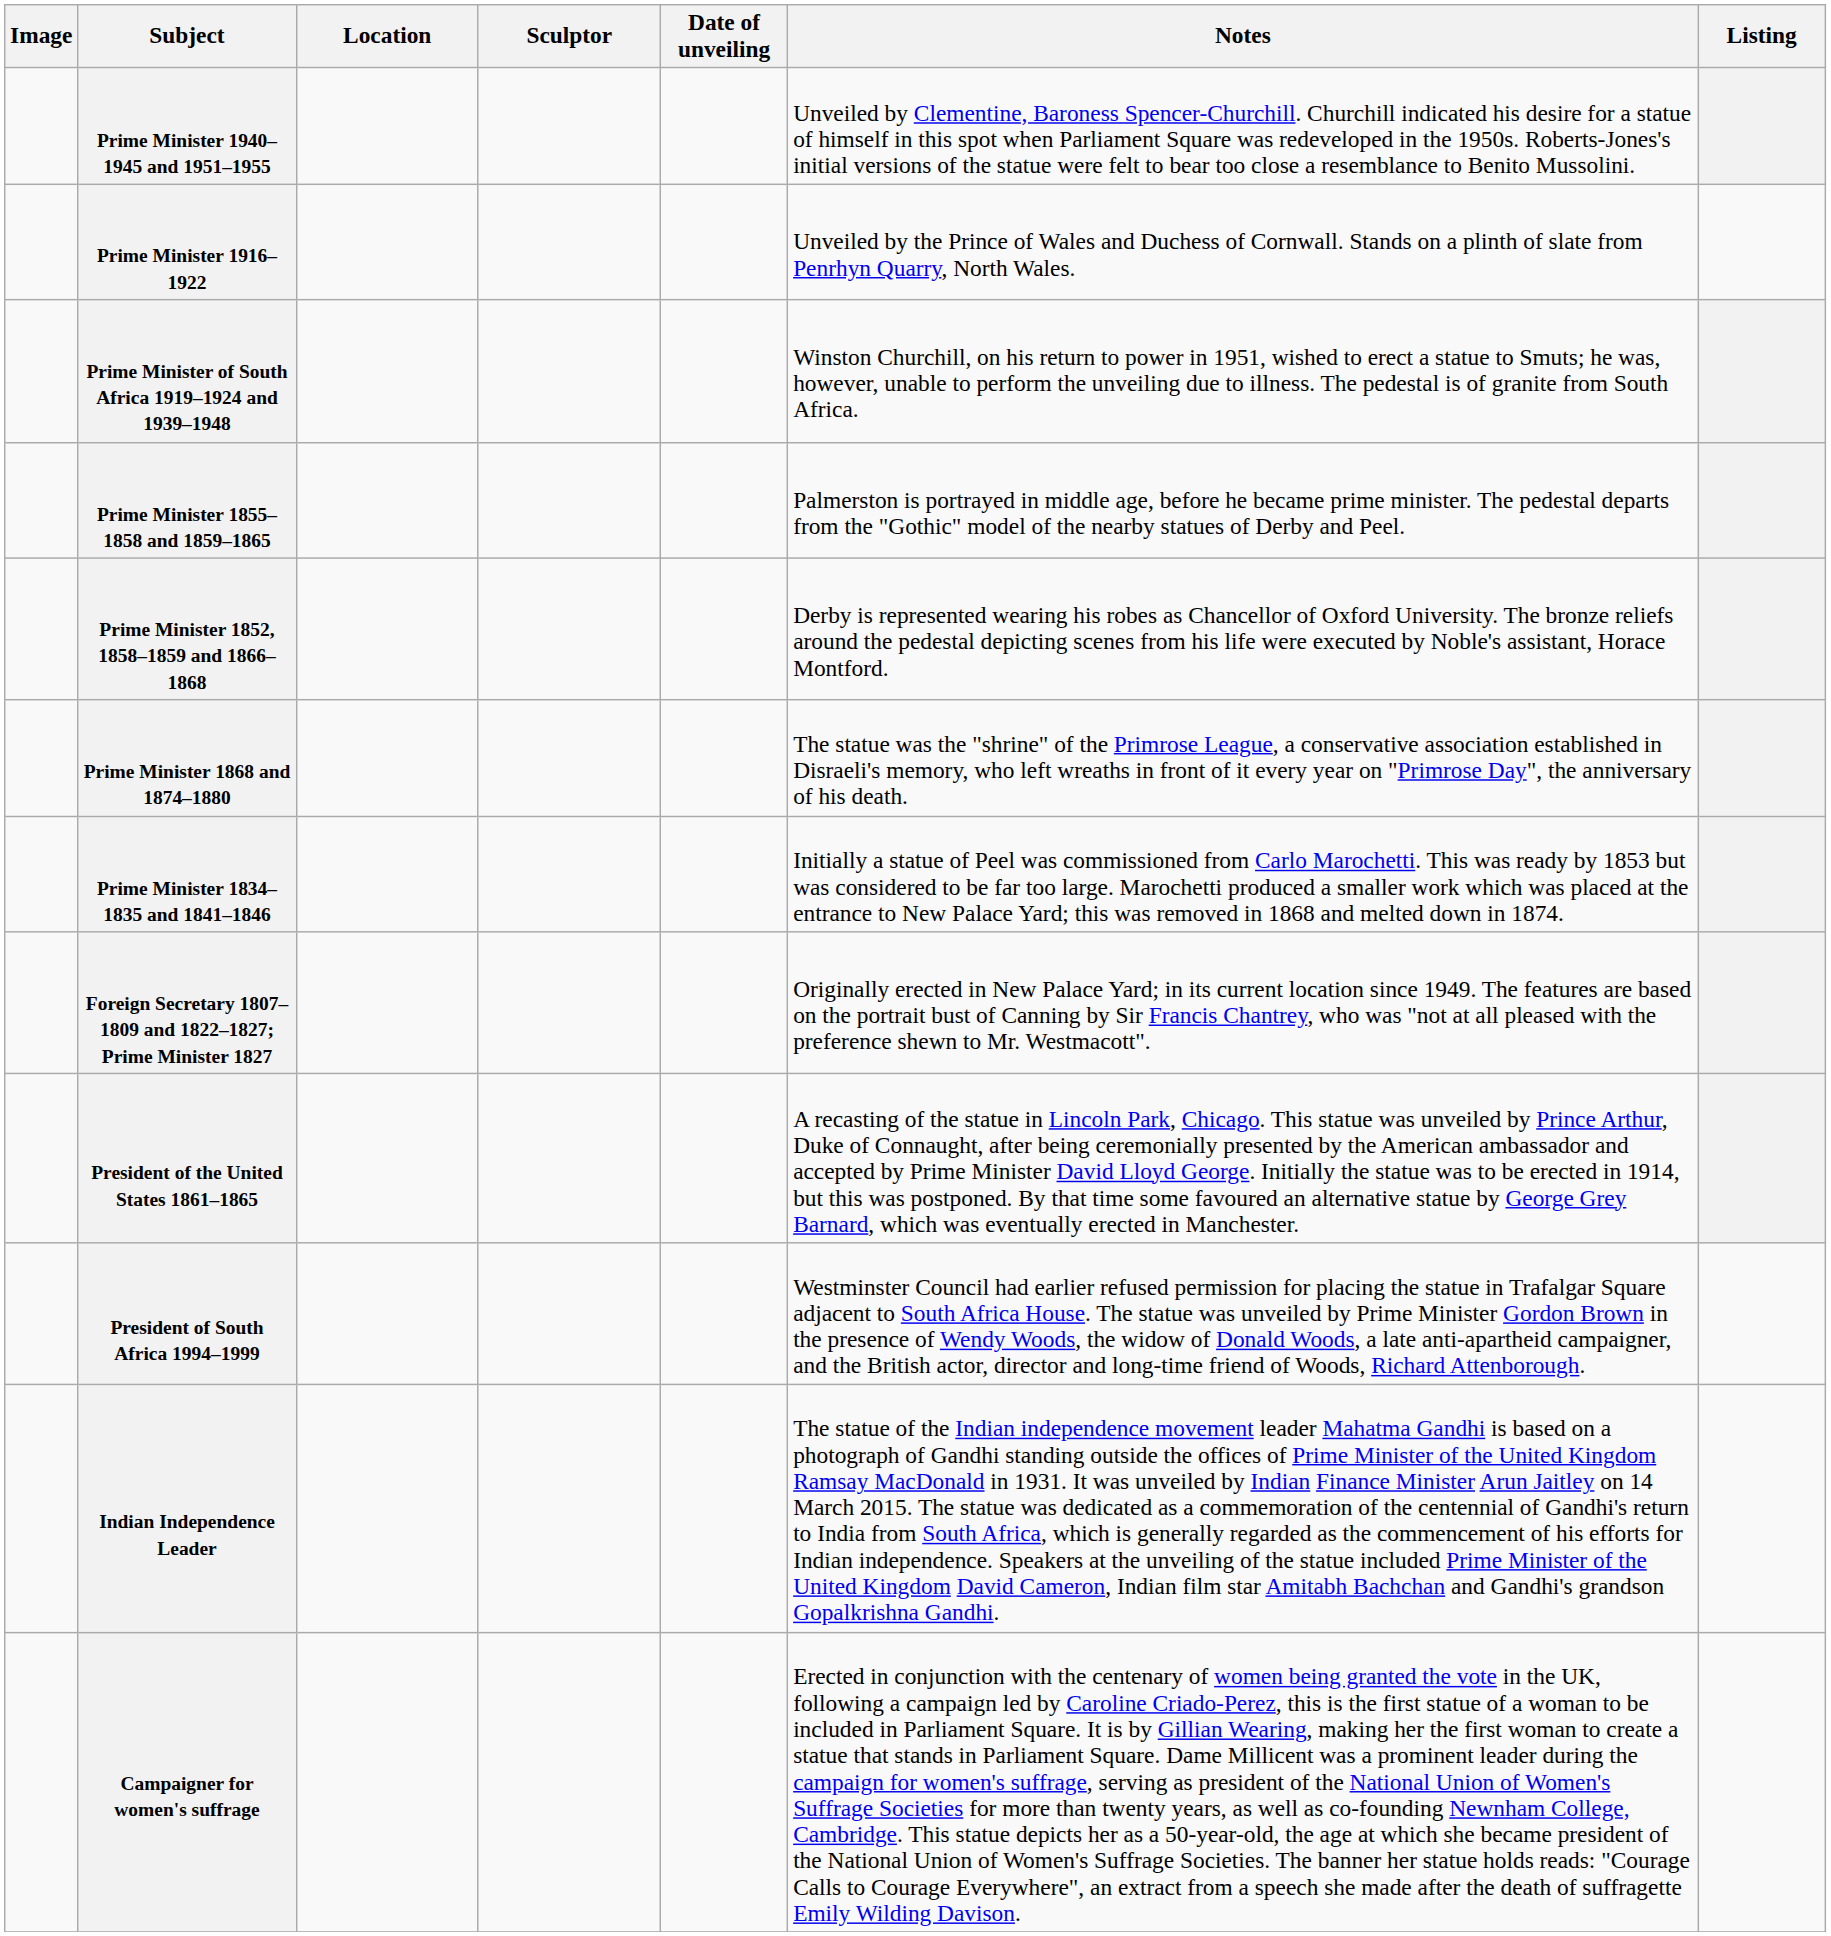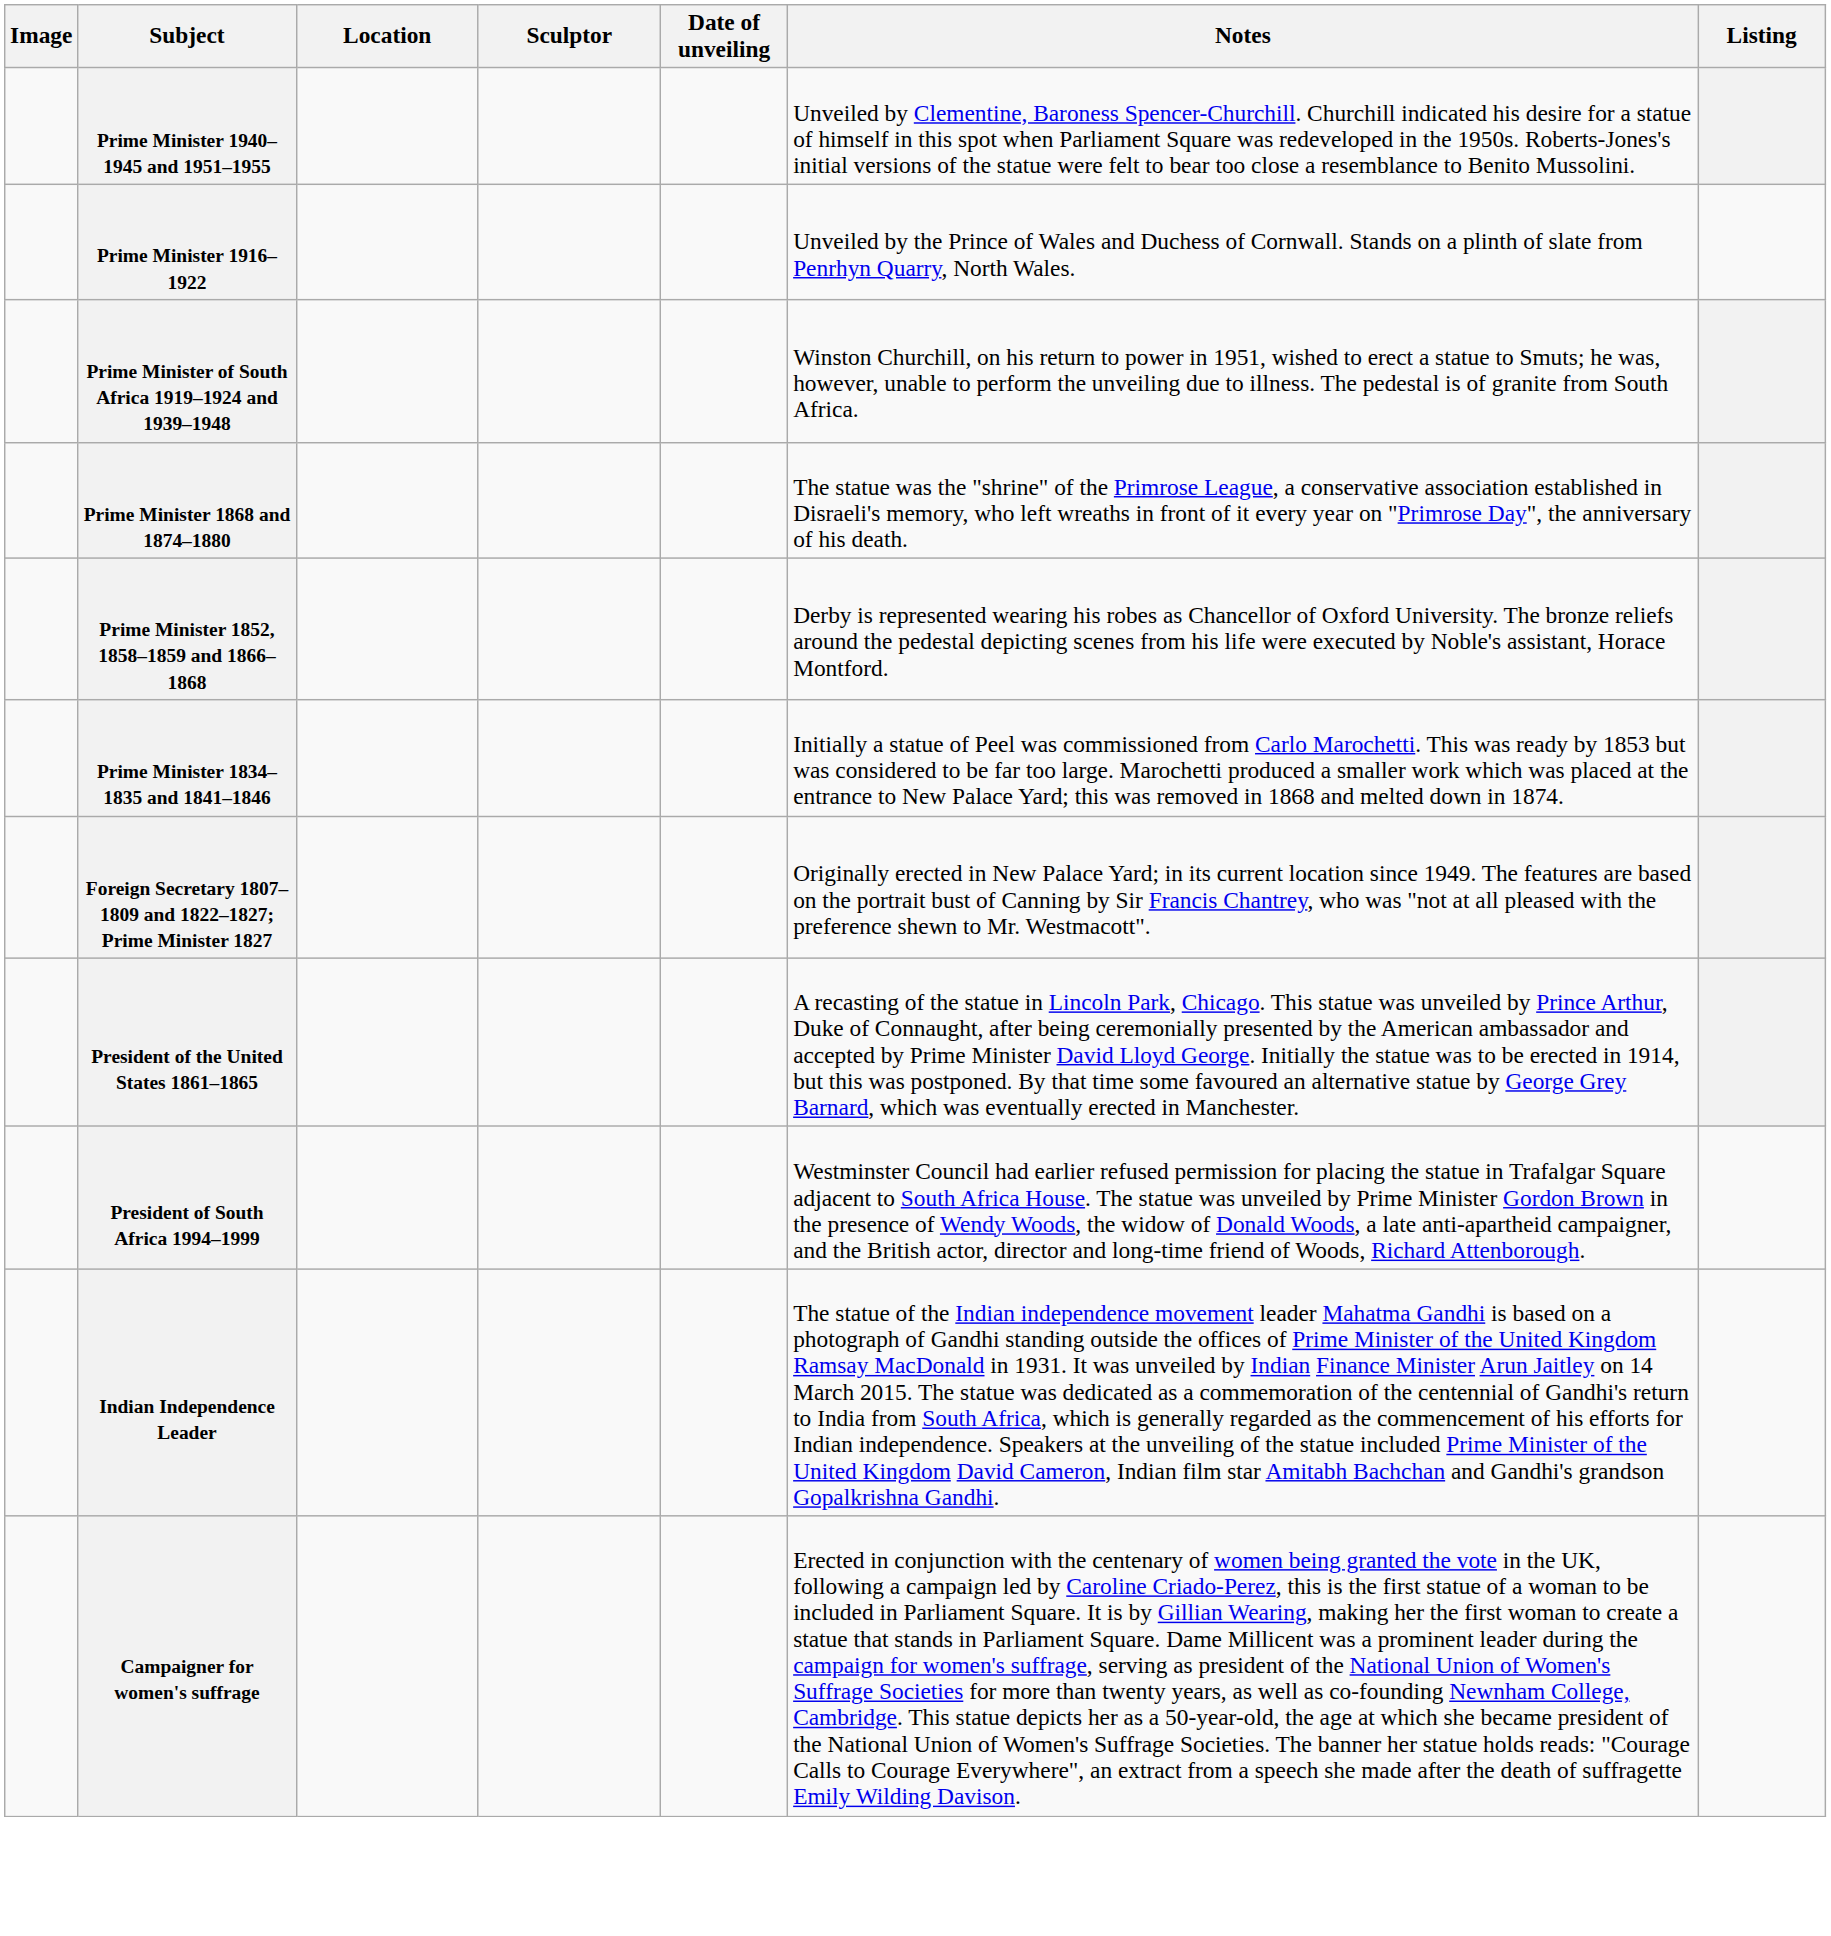- row: (187, 527)
rows swapped: (187, 656) <-> (187, 785)
